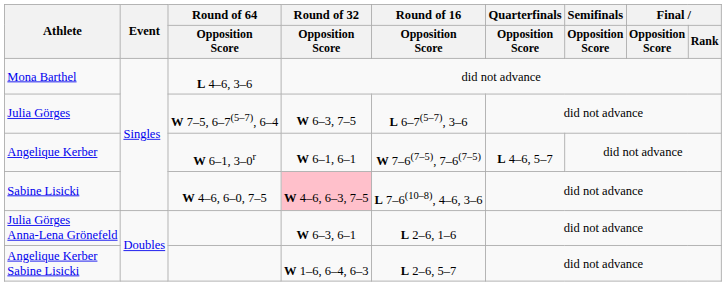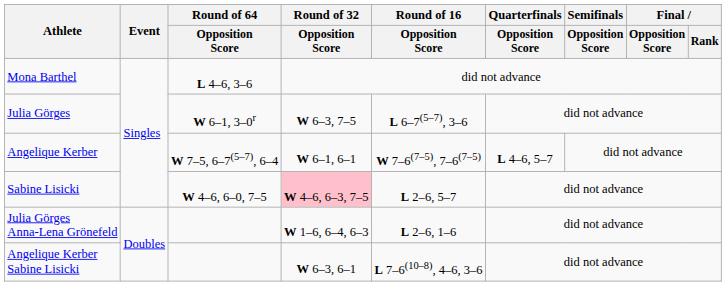(225, 121) W 7–5, 6–7(5–7), 6–4 -> (225, 121) W 6–1, 3–0r
(225, 160) W 6–1, 3–0r -> (225, 160) W 7–5, 6–7(5–7), 6–4
(429, 198) L 7–6(10–8), 4–6, 3–6 -> (429, 197) L 2–6, 5–7
(326, 235) W 6–3, 6–1 -> (326, 232) W 1–6, 6–4, 6–3
(326, 271) W 1–6, 6–4, 6–3 -> (326, 269) W 6–3, 6–1
(429, 271) L 2–6, 5–7 -> (429, 269) L 7–6(10–8), 4–6, 3–6
